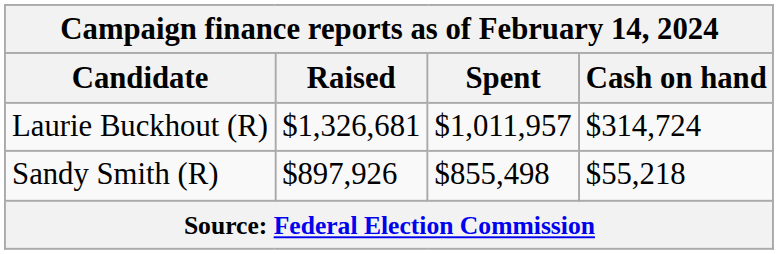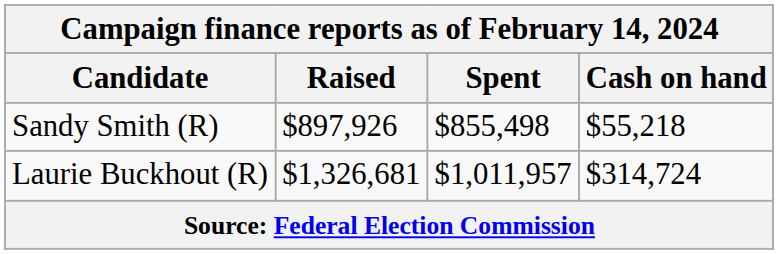rows swapped: (140, 126) <-> (115, 175)
